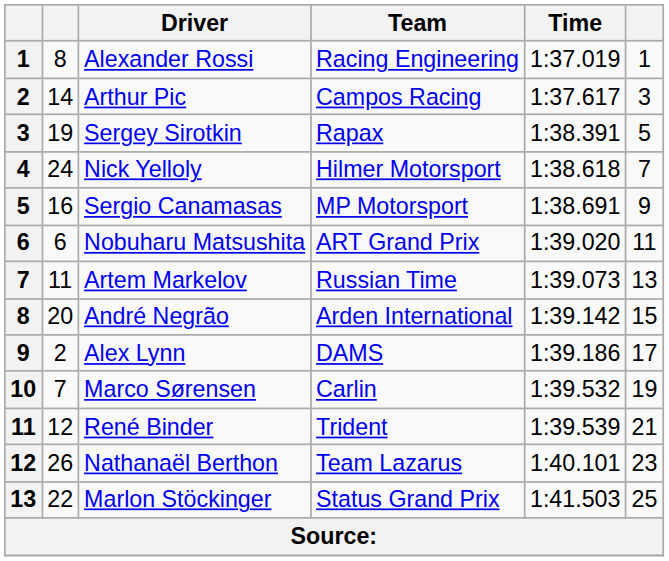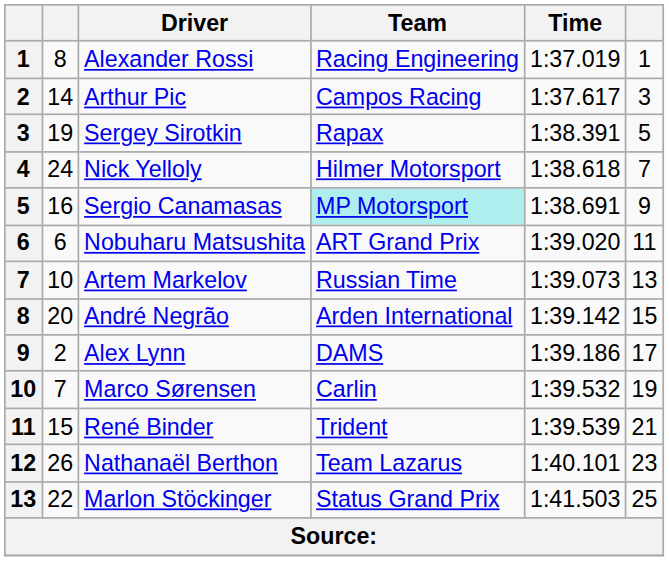(392, 206) no background -> (392, 206) paleturquoise background
(60, 279) 11 -> (60, 279) 10
(60, 426) 12 -> (60, 426) 15
